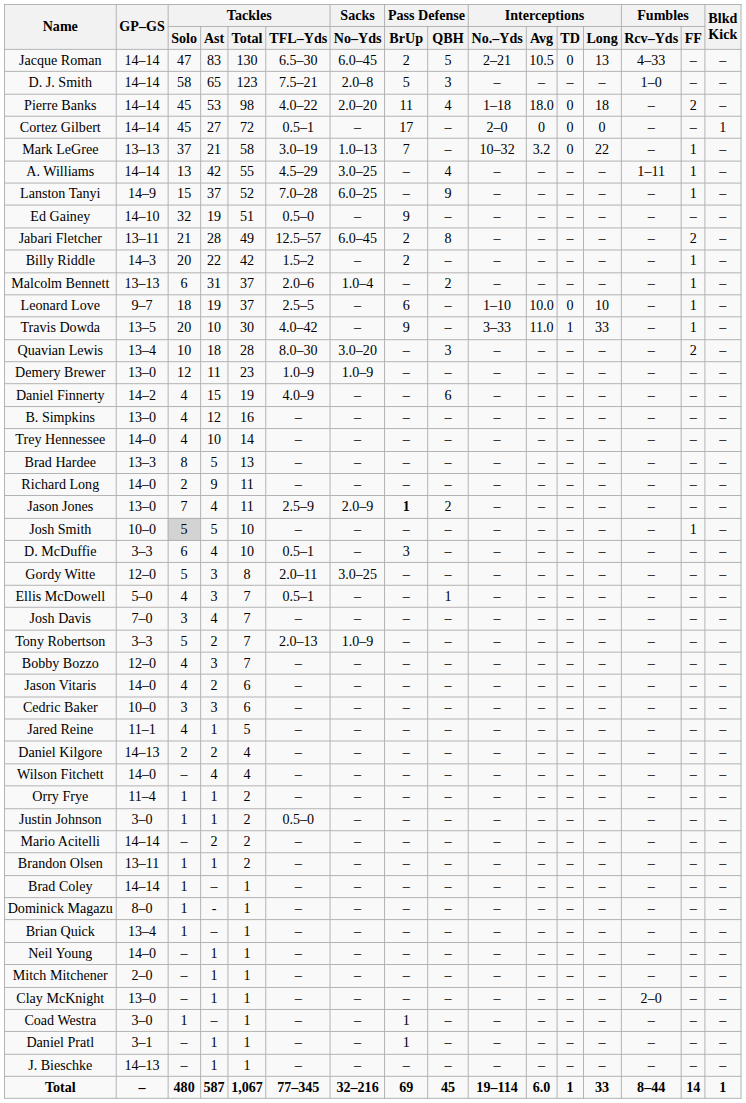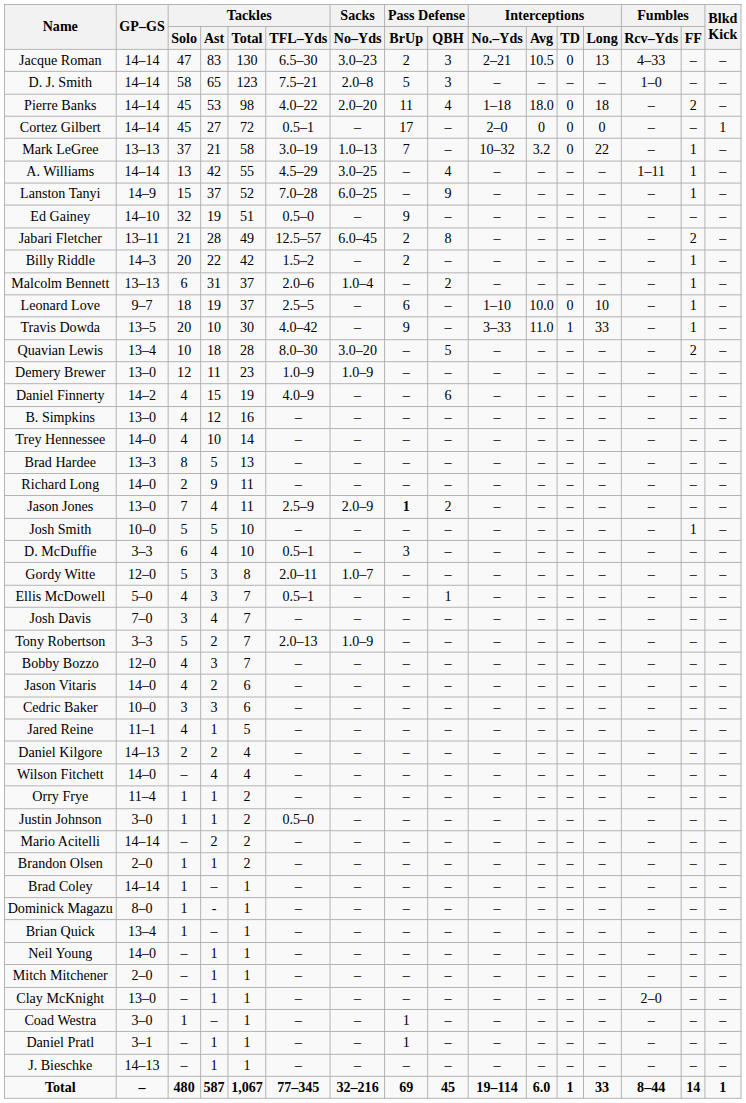(358, 60) 6.0–45 -> (358, 60) 3.0–23
(448, 60) 5 -> (448, 60) 3
(448, 350) 3 -> (448, 350) 5
(184, 529) lightgrey background -> (184, 529) no background
(358, 573) 3.0–25 -> (358, 573) 1.0–7
(142, 864) 13–11 -> (142, 864) 2–0
